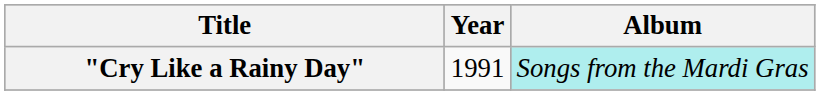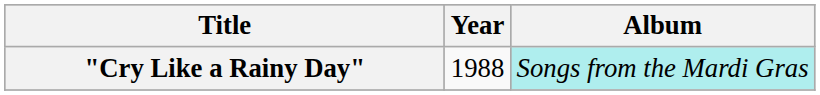(478, 68) 1991 -> (478, 68) 1988
